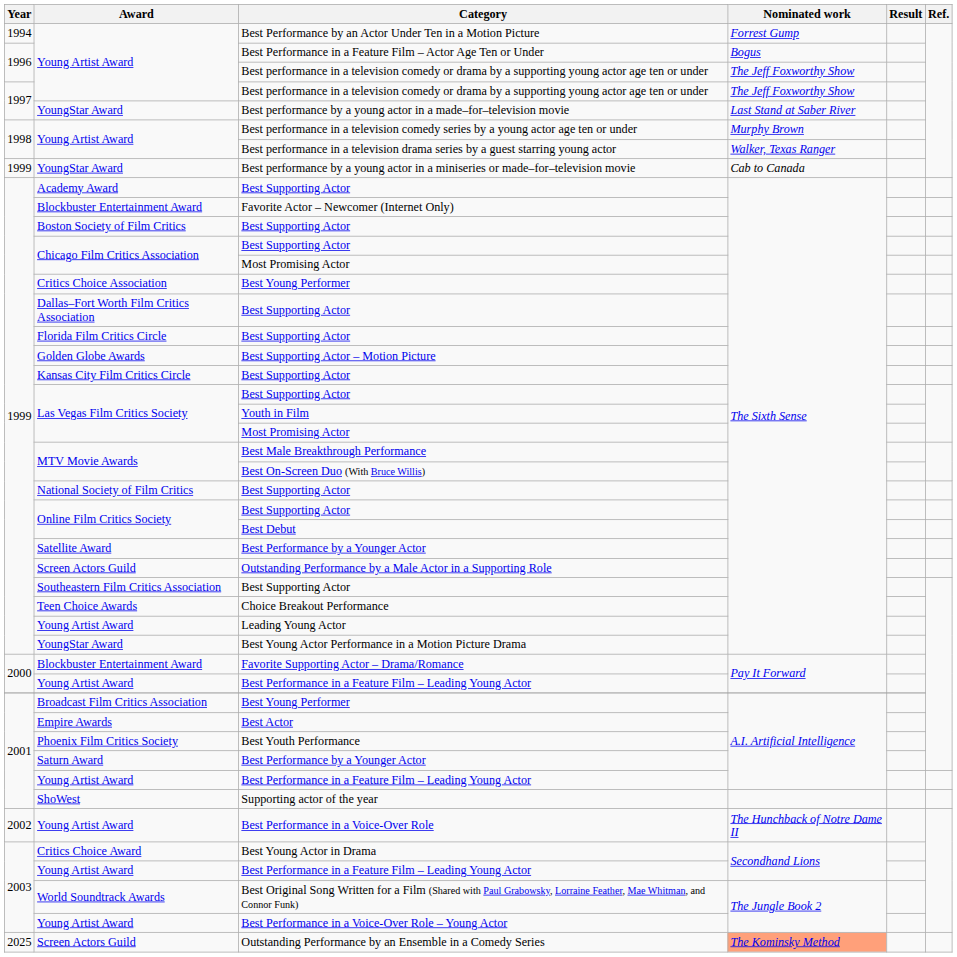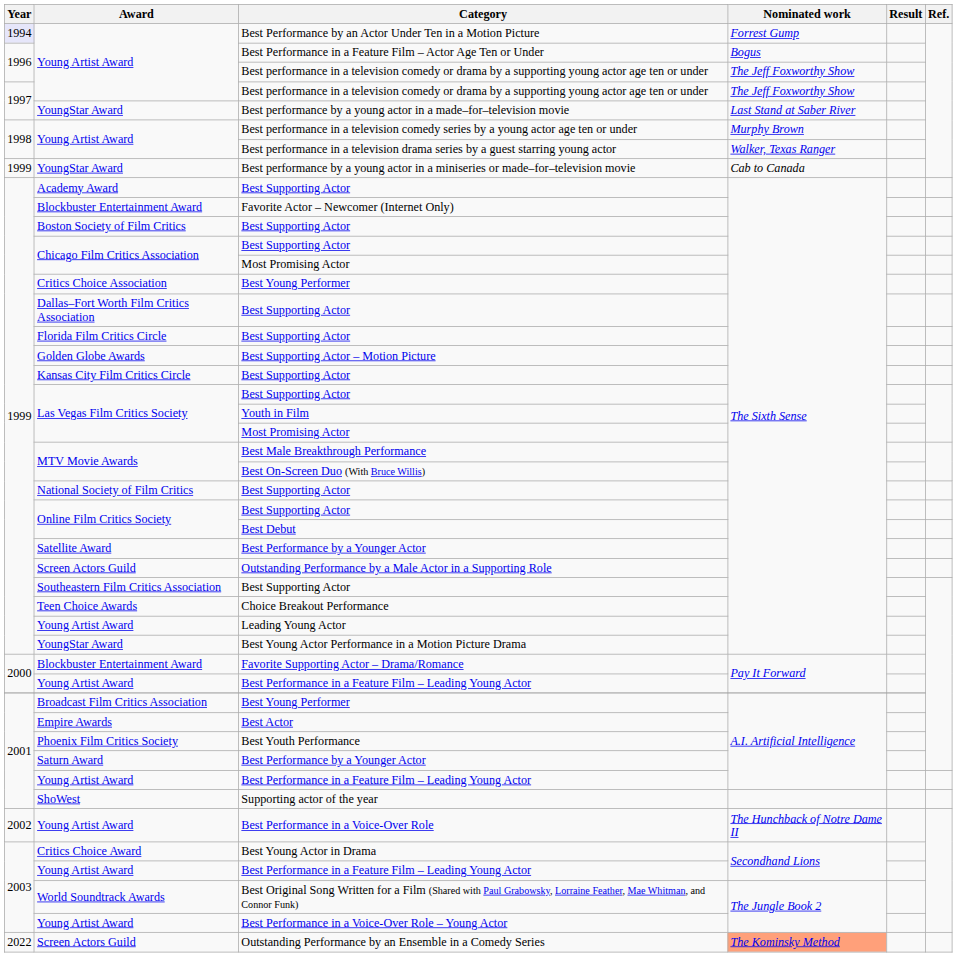(19, 33) no background -> (19, 33) lavender background
(19, 942) 2025 -> (19, 942) 2022
